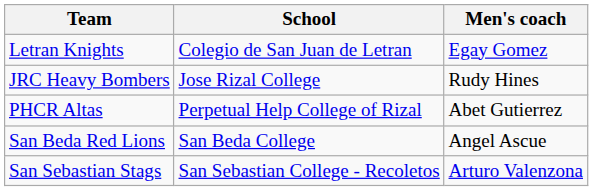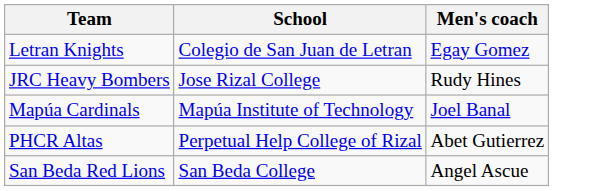+ row: (74, 110)
- row: (85, 170)
